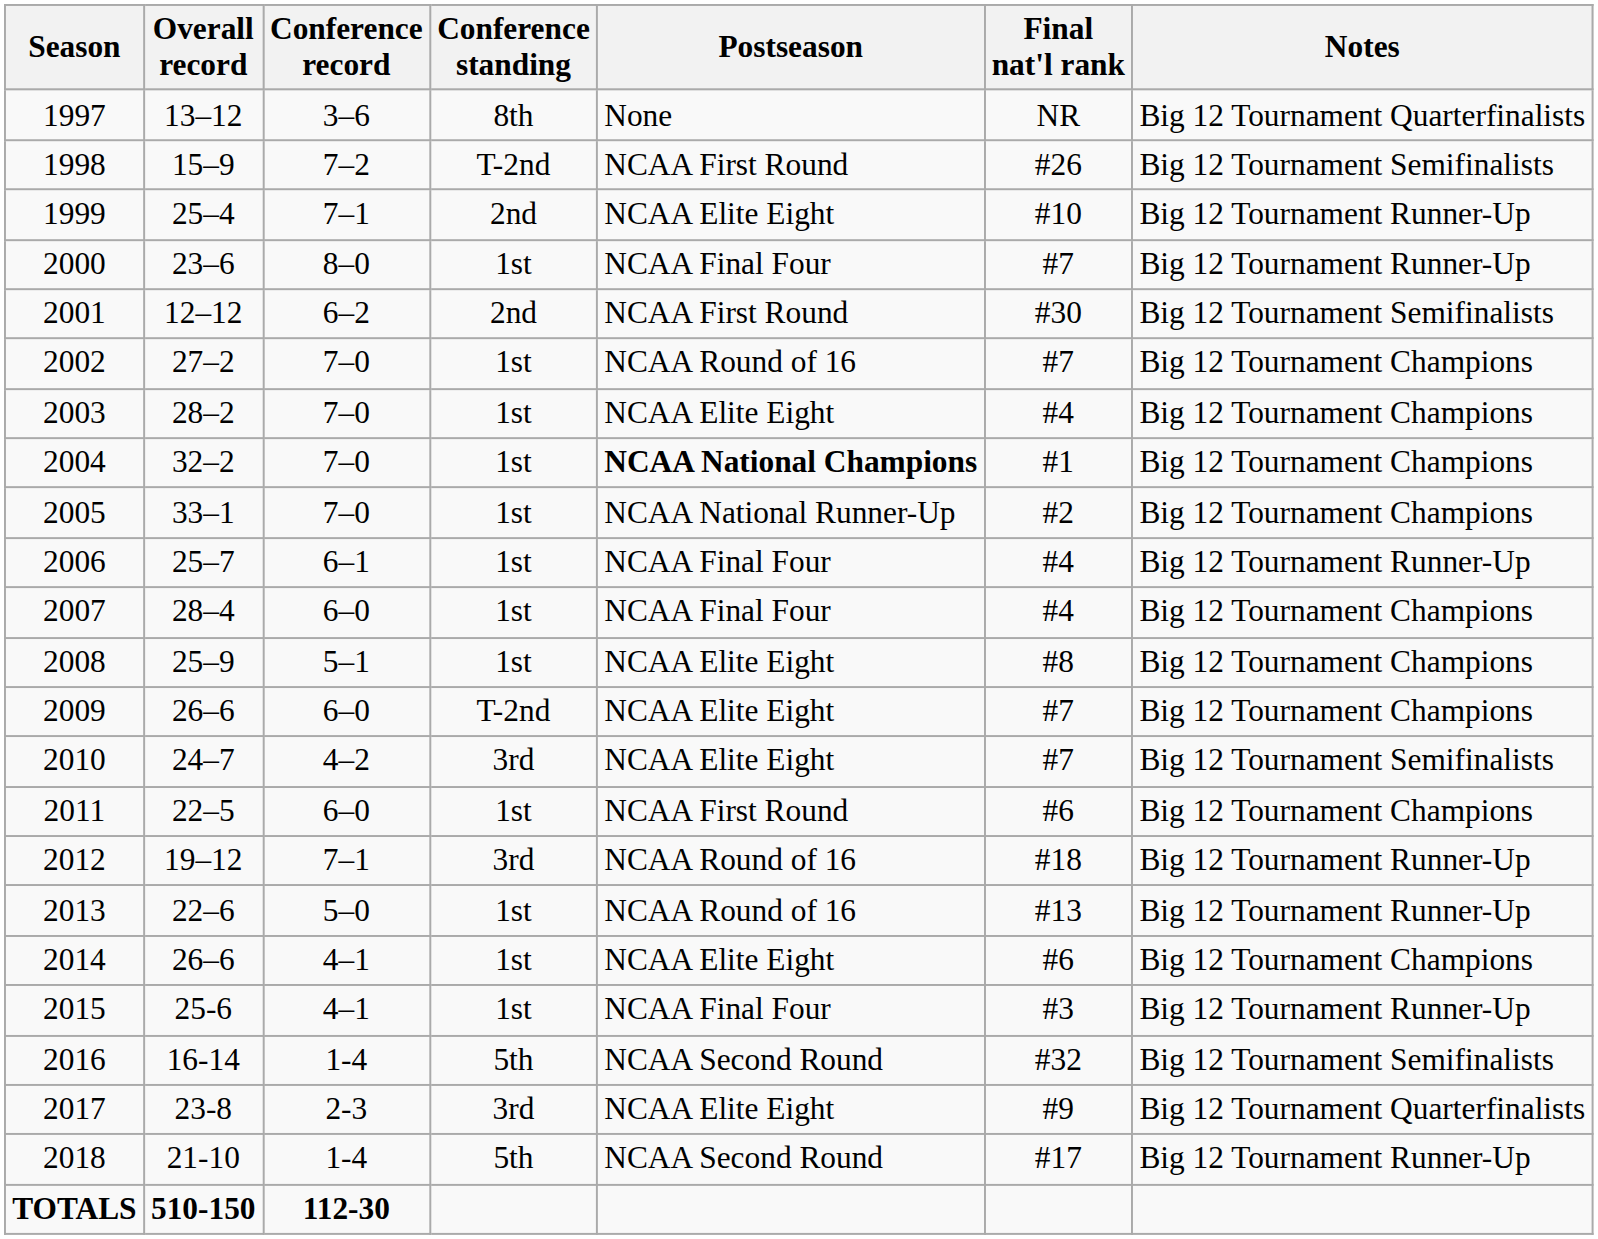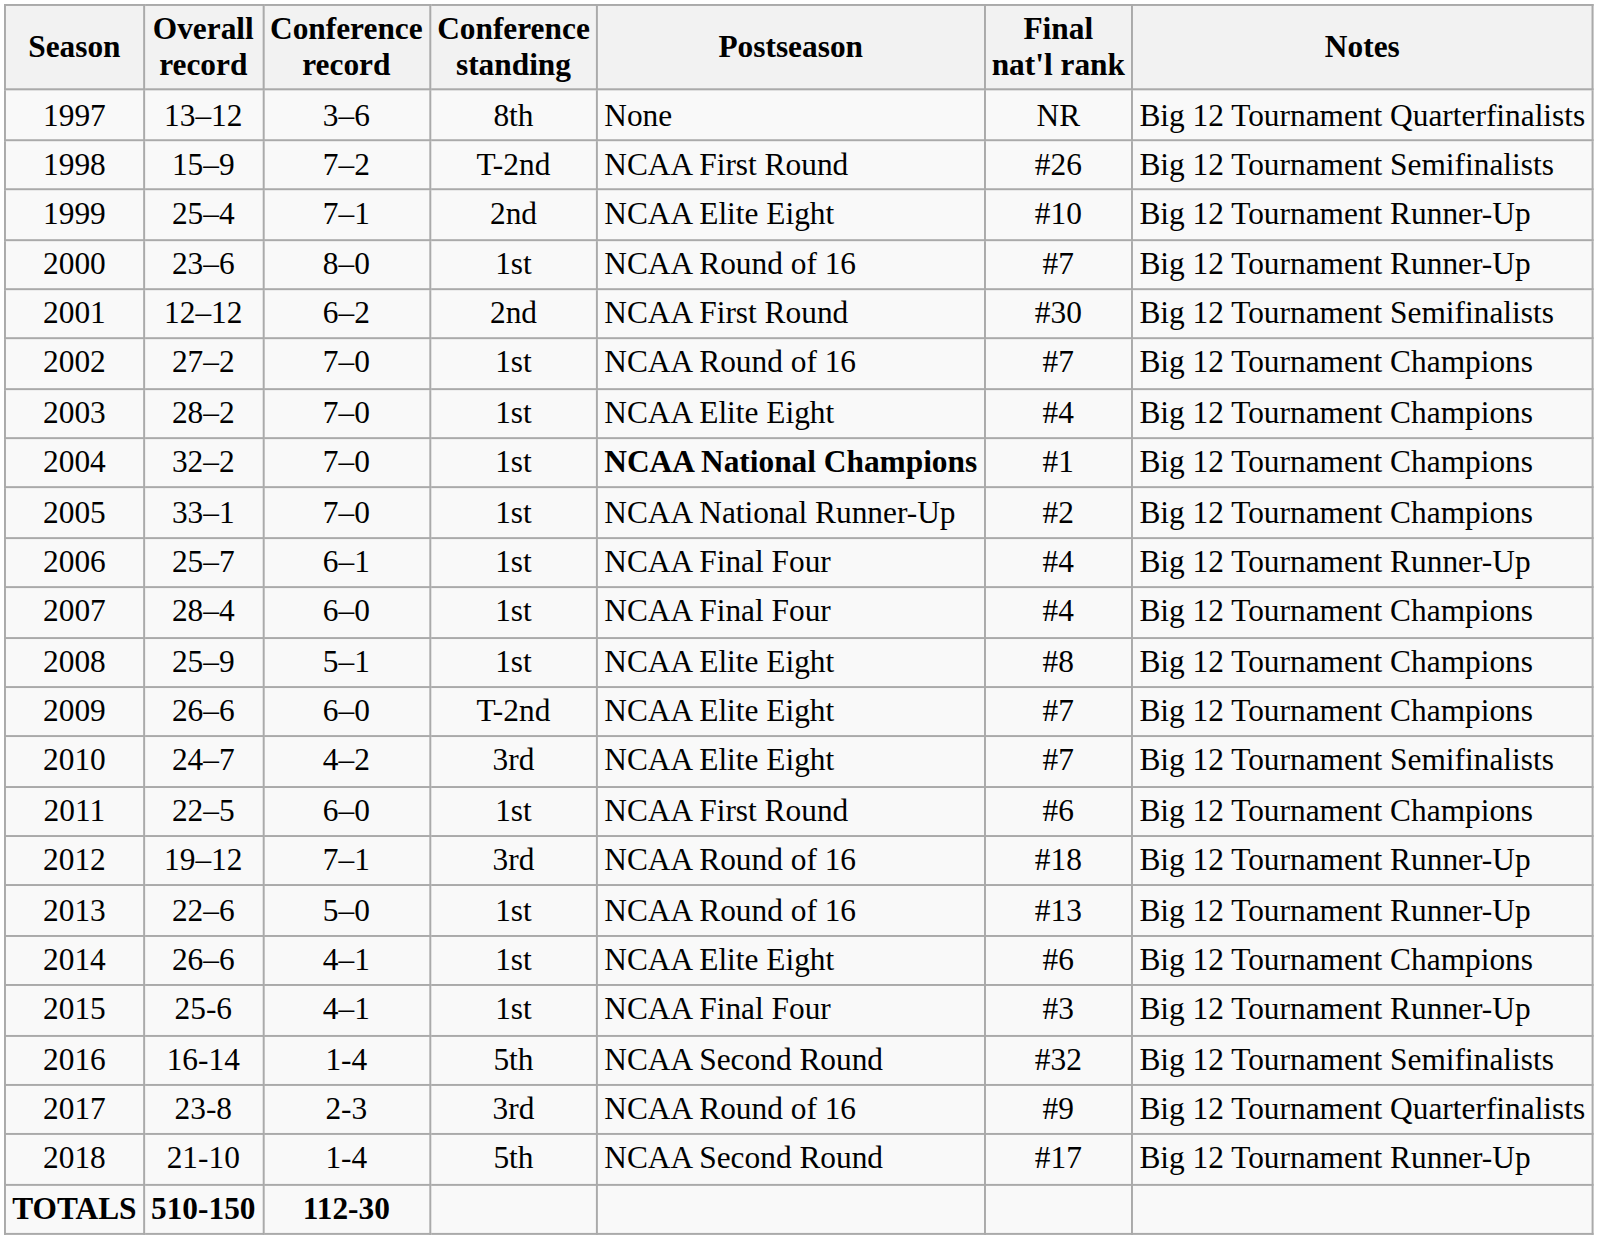(718, 263) NCAA Final Four -> (730, 263) NCAA Round of 16
(719, 1109) NCAA Elite Eight -> (730, 1109) NCAA Round of 16
